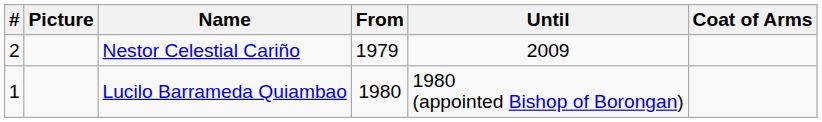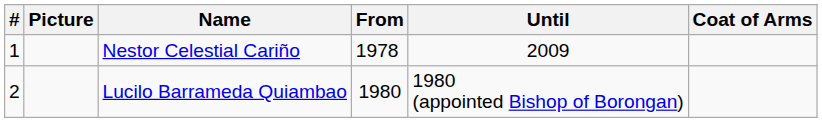(14, 50) 2 -> (14, 50) 1
(377, 50) 1979 -> (377, 50) 1978
(14, 91) 1 -> (14, 91) 2
